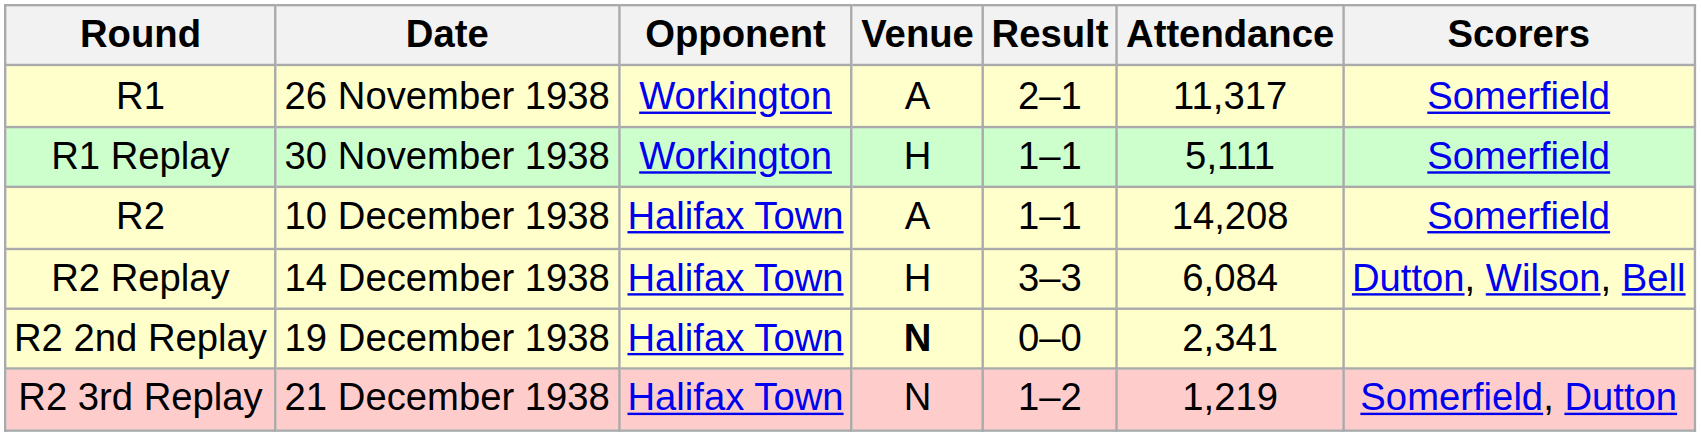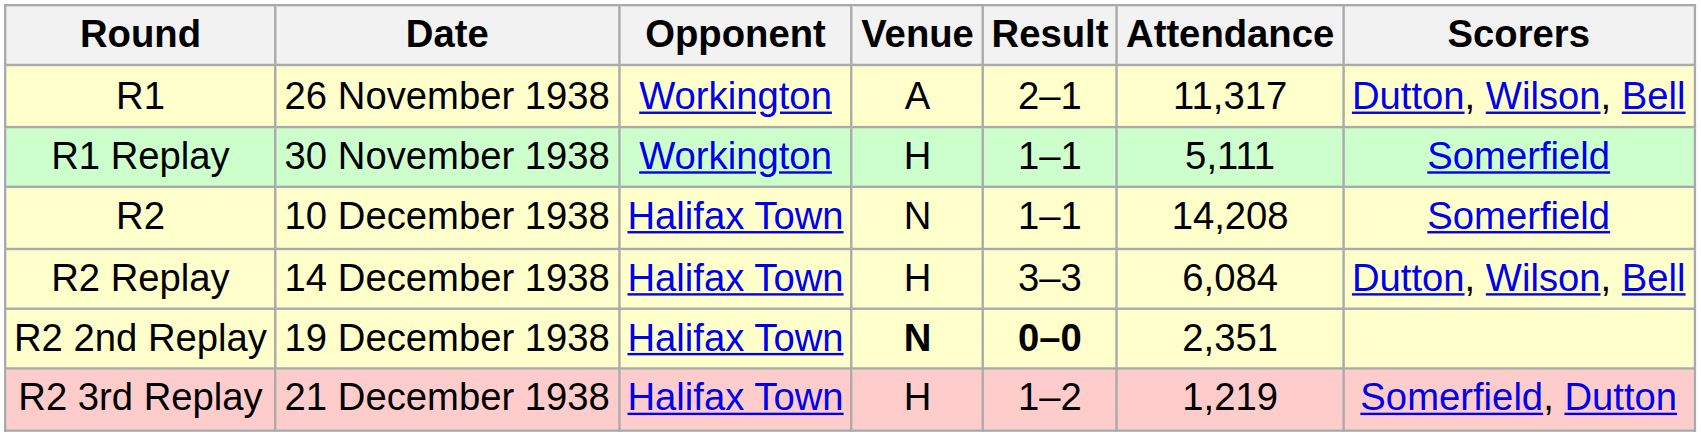(1519, 95) Somerfield -> (1519, 95) Dutton, Wilson, Bell
(918, 216) A -> (918, 216) N
(1050, 338) normal -> (1050, 338) bold
(1230, 338) 2,341 -> (1230, 338) 2,351
(918, 398) N -> (918, 398) H
